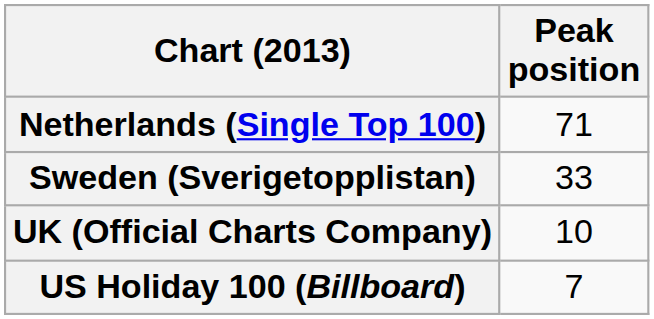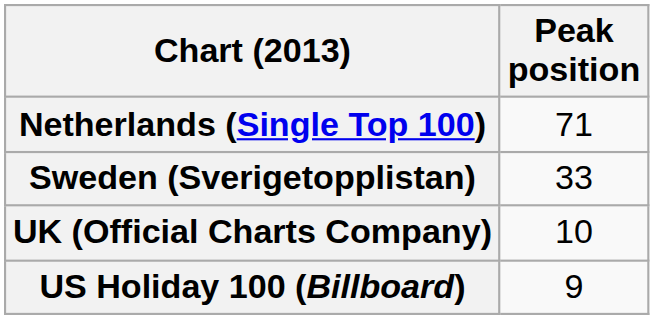(574, 286) 7 -> (574, 286) 9
